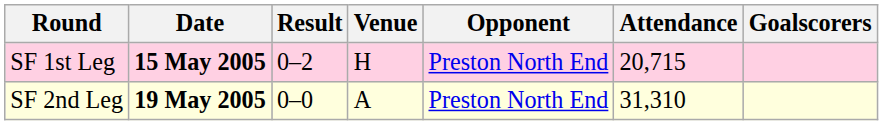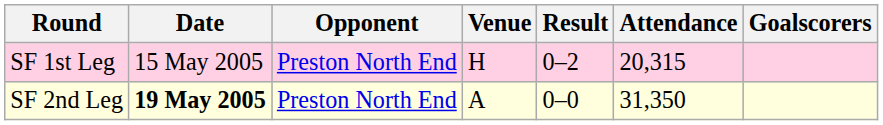columns swapped: (518, 23) <-> (310, 23)
(200, 61) bold -> (199, 61) normal
(653, 61) 20,715 -> (653, 61) 20,315
(653, 100) 31,310 -> (653, 100) 31,350
